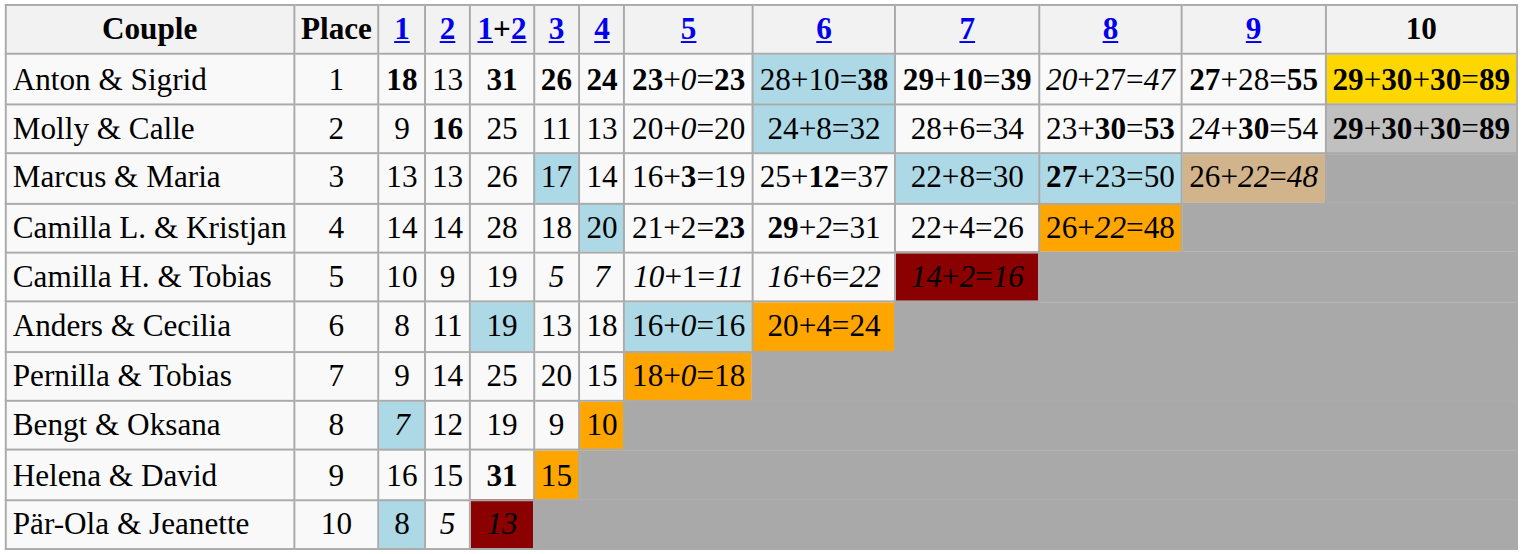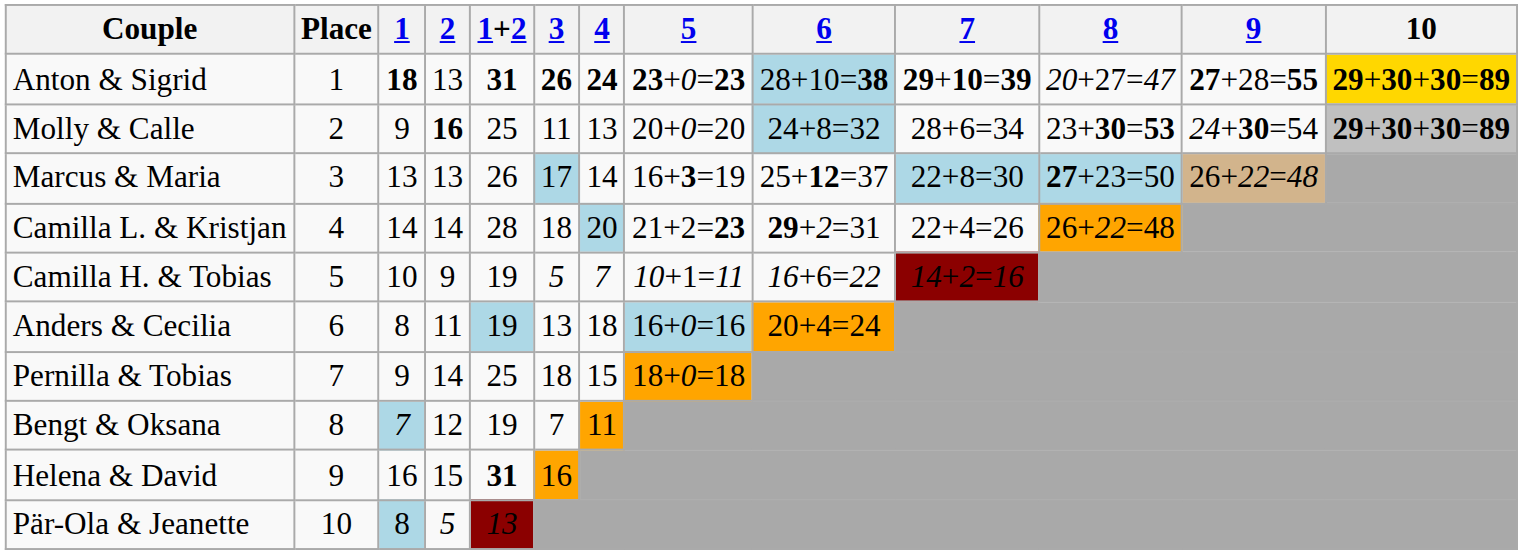(556, 375) 20 -> (556, 375) 18
(556, 425) 9 -> (556, 425) 7
(602, 425) 10 -> (602, 425) 11
(556, 474) 15 -> (556, 474) 16
